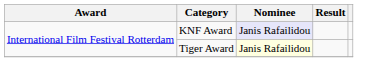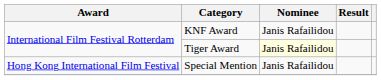(275, 30) lavender background -> (298, 30) no background
+ row: (221, 65)
